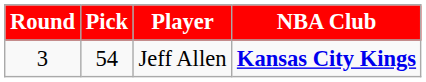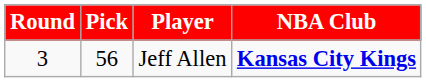(107, 58) 54 -> (107, 58) 56
